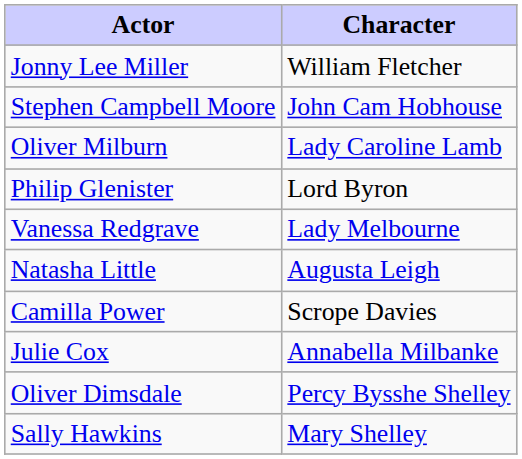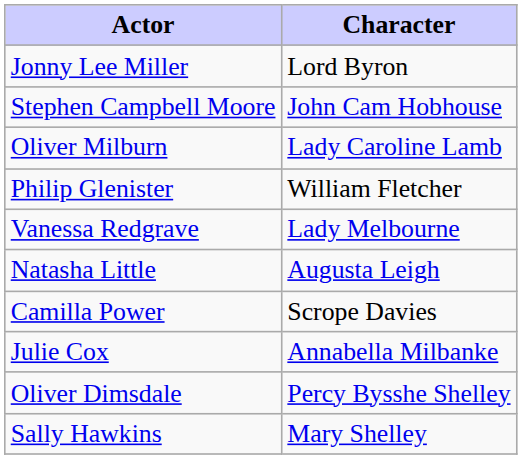(374, 65) William Fletcher -> (348, 65) Lord Byron
(348, 188) Lord Byron -> (374, 188) William Fletcher
